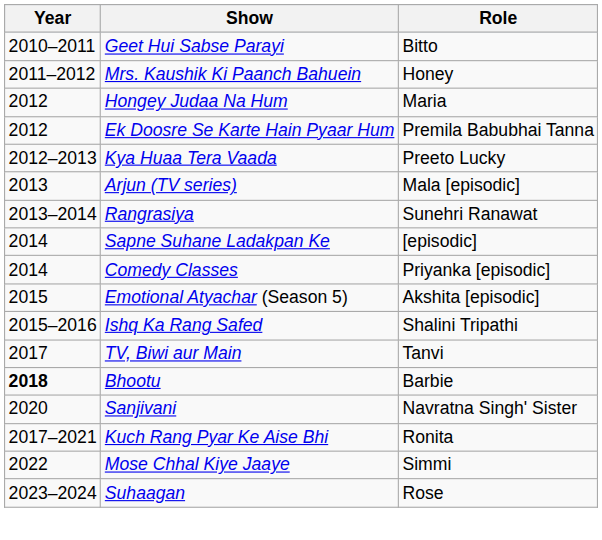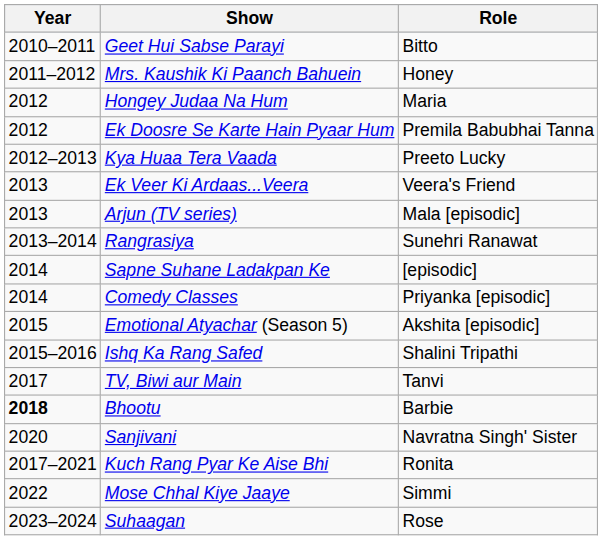+ row: (207, 185)
